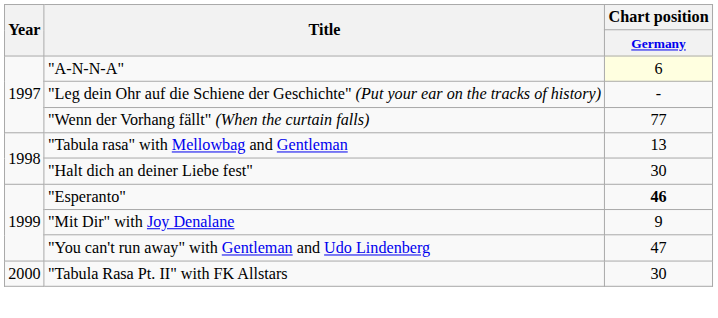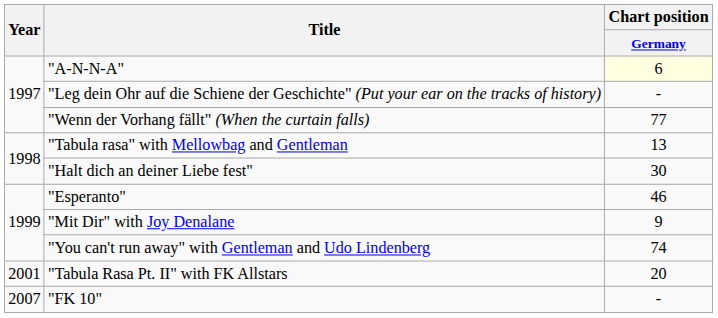(659, 196) bold -> (659, 196) normal
(659, 247) 47 -> (659, 247) 74
(24, 273) 2000 -> (24, 273) 2001
(659, 273) 30 -> (659, 273) 20
+ row: (75, 299)
